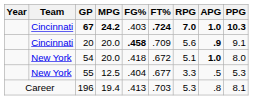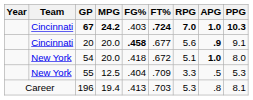(161, 42) .709 -> (161, 42) .677
(161, 73) .677 -> (161, 73) .709
